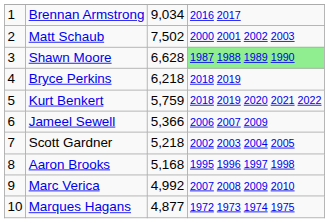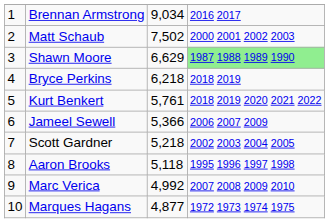(167, 57) 6,628 -> (167, 57) 6,629
(167, 100) 5,759 -> (167, 100) 5,761
(167, 164) 5,168 -> (167, 164) 5,118
